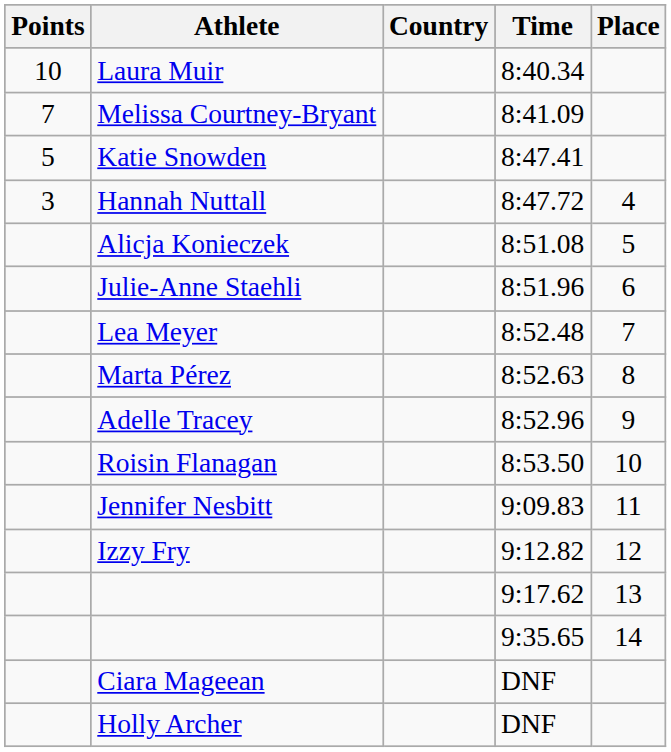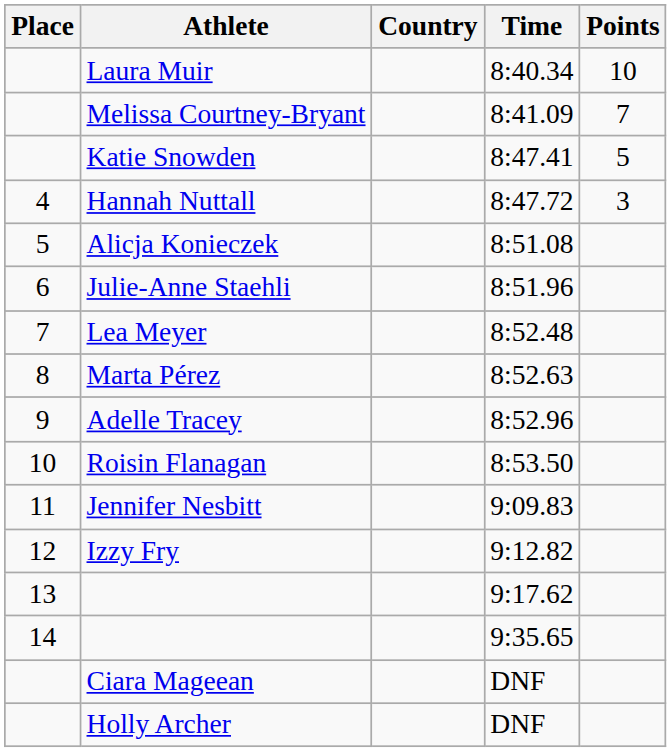columns swapped: (628, 26) <-> (48, 26)
